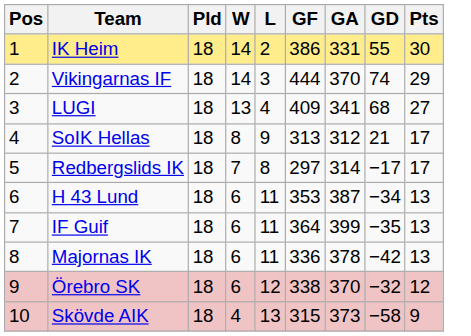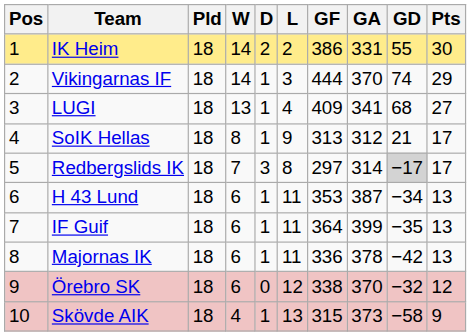+ column: (267, 19)
(385, 167) no background -> (407, 167) lightgrey background
